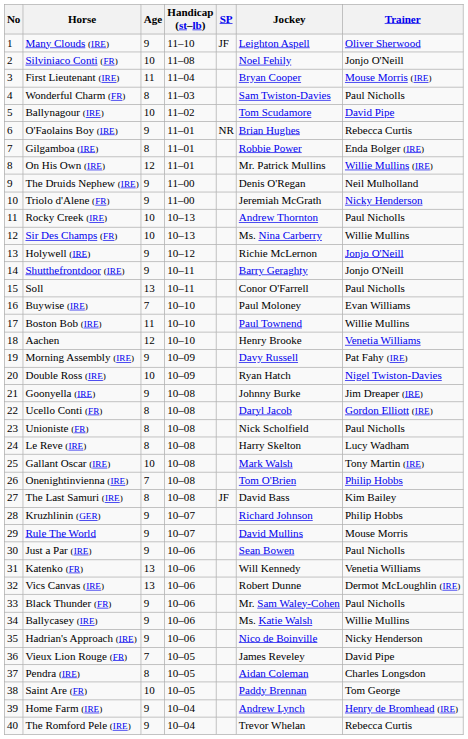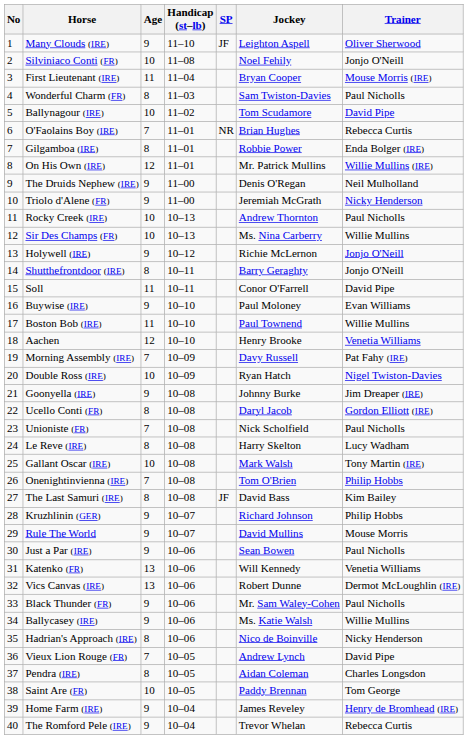(147, 130) 9 -> (147, 130) 7
(147, 270) 9 -> (147, 270) 8
(149, 288) 13 -> (149, 288) 11
(375, 288) Paul Nicholls -> (370, 288) David Pipe
(147, 305) 7 -> (147, 305) 9
(147, 358) 9 -> (147, 358) 7
(147, 428) 8 -> (147, 428) 7
(147, 638) 9 -> (147, 638) 8
(272, 655) James Reveley -> (272, 655) Andrew Lynch
(272, 708) Andrew Lynch -> (272, 708) James Reveley
